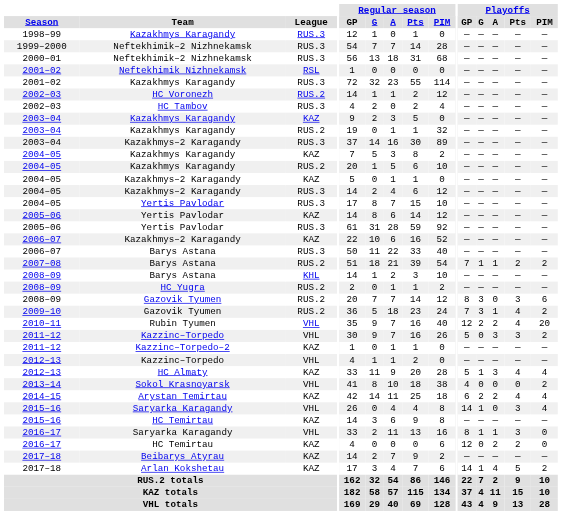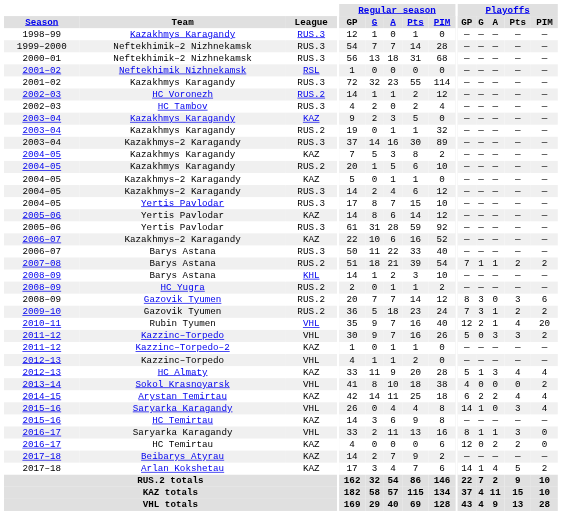(518, 312) 4 -> (518, 312) 2
(495, 324) 2 -> (495, 324) 1
